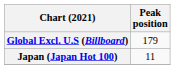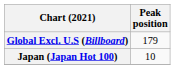(150, 56) 11 -> (150, 56) 10
